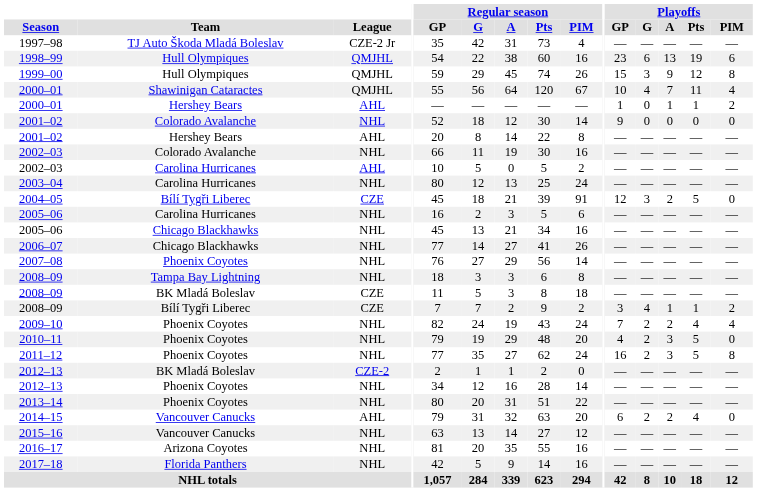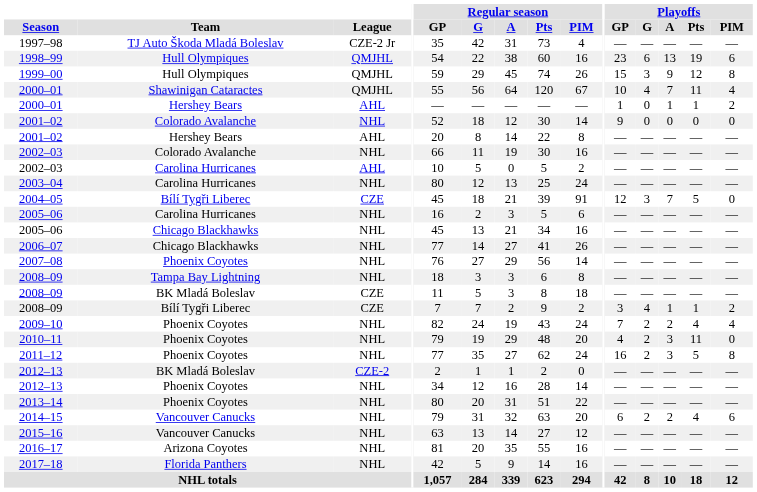(670, 199) 2 -> (670, 199) 7
(696, 339) 5 -> (696, 339) 11
(372, 417) AHL -> (372, 417) NHL
(732, 417) 0 -> (732, 417) 6
